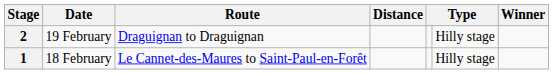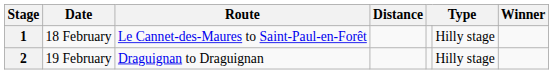rows swapped: (23, 58) <-> (23, 36)
